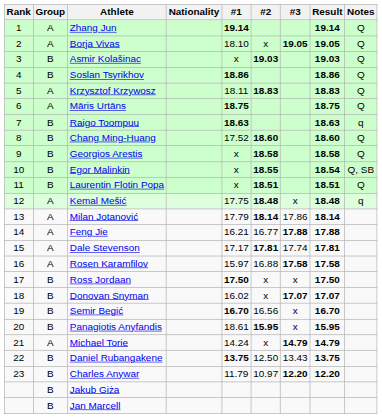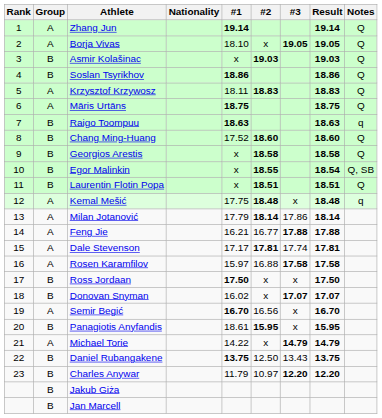(50, 311) B -> (50, 311) A
(236, 342) 14.24 -> (236, 342) 14.22
